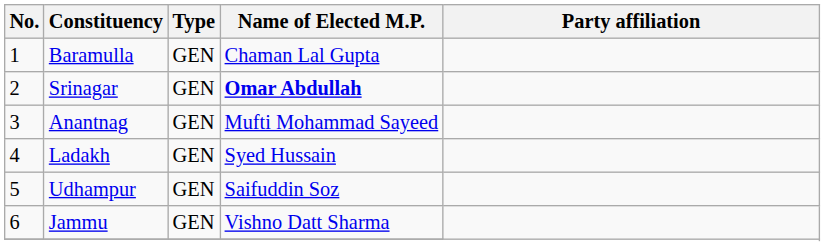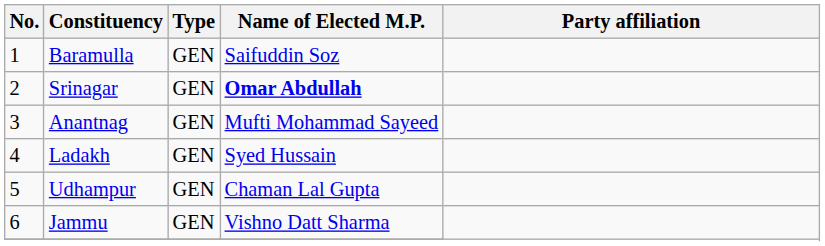(302, 55) Chaman Lal Gupta -> (282, 55) Saifuddin Soz
(282, 189) Saifuddin Soz -> (302, 189) Chaman Lal Gupta
